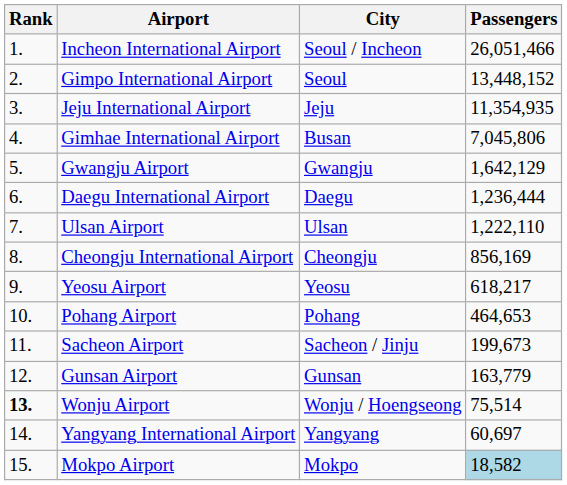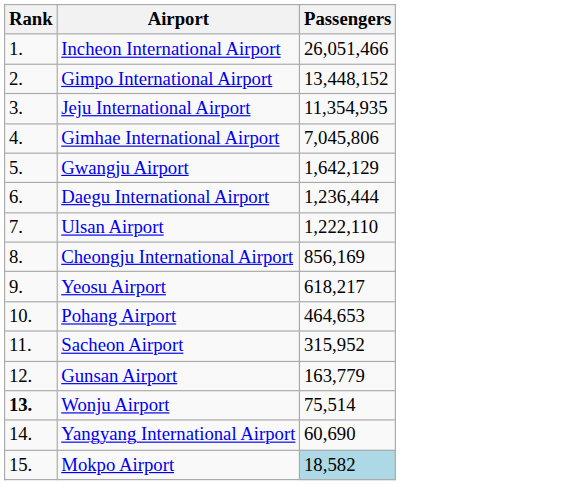- column: (383, 19)
(501, 345) 199,673 -> (334, 345) 315,952
(496, 434) 60,697 -> (330, 434) 60,690
